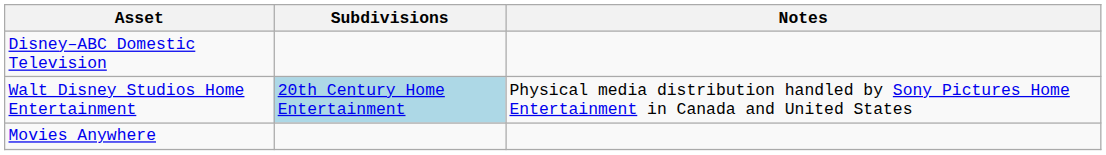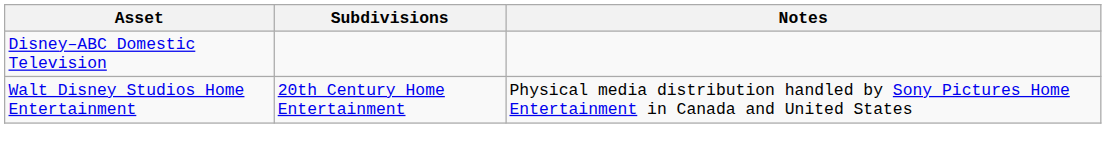(361, 100) lightblue background -> (361, 100) no background
- row: (82, 136)
